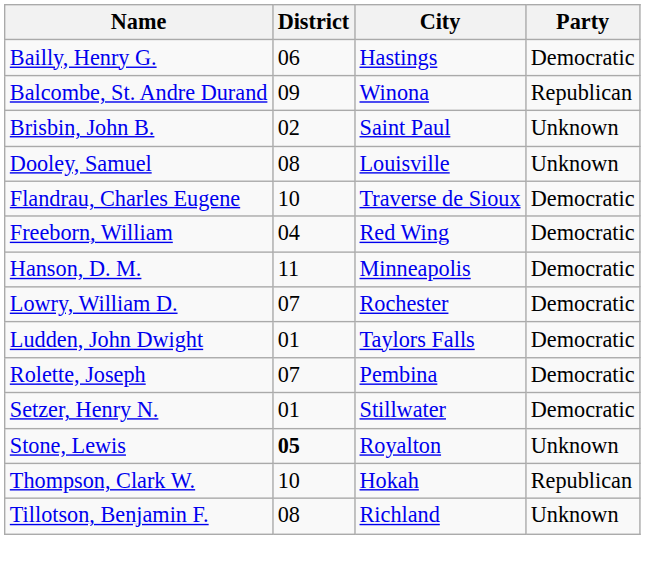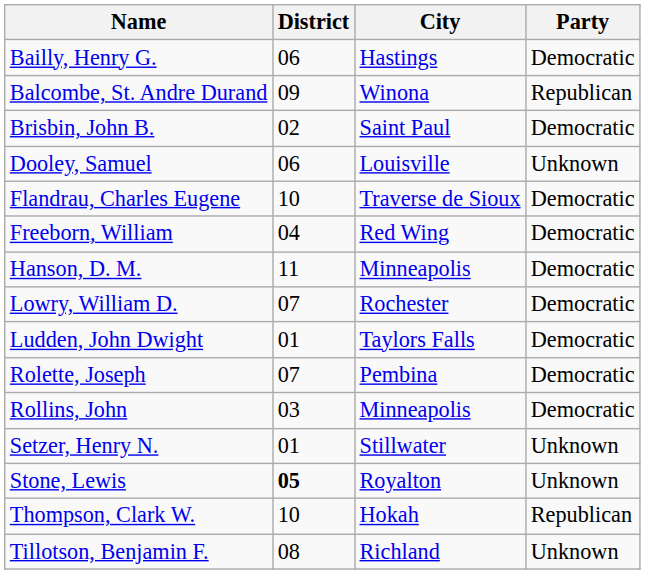(575, 127) Unknown -> (583, 127) Democratic
(289, 163) 08 -> (289, 163) 06
+ row: (69, 410)
(583, 410) Democratic -> (575, 445) Unknown
